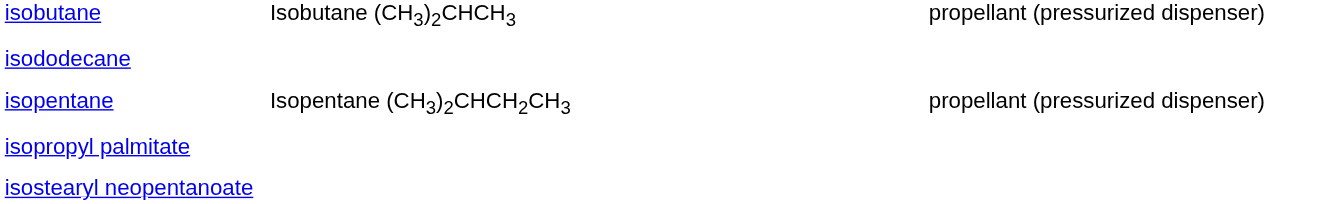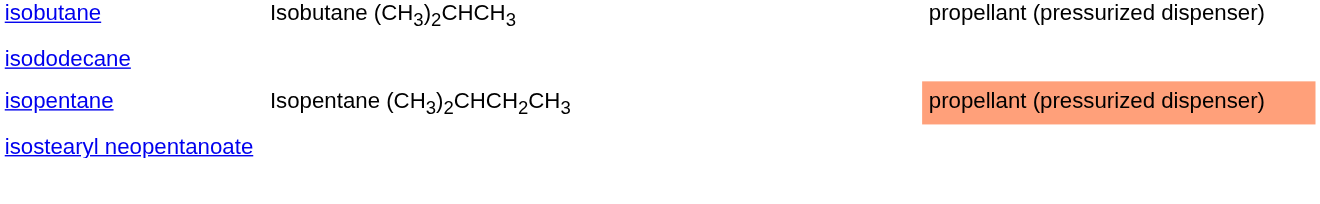(1097, 100) no background -> (1097, 100) lightsalmon background
- row: (97, 147)
